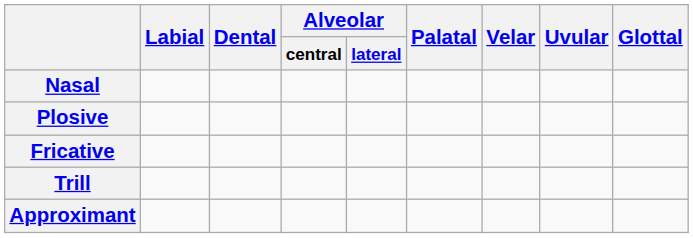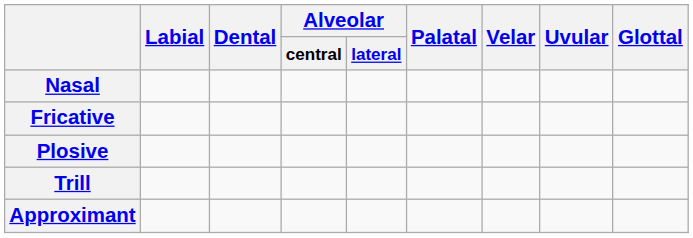rows swapped: (72, 118) <-> (72, 150)
